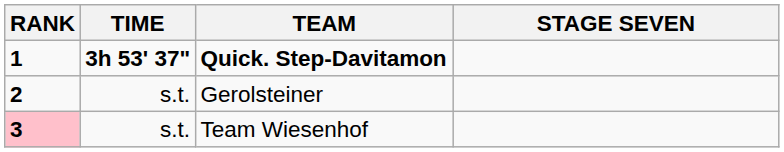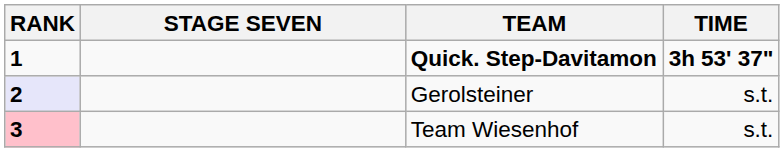columns swapped: (616, 23) <-> (138, 23)
(16, 94) no background -> (16, 94) lavender background
